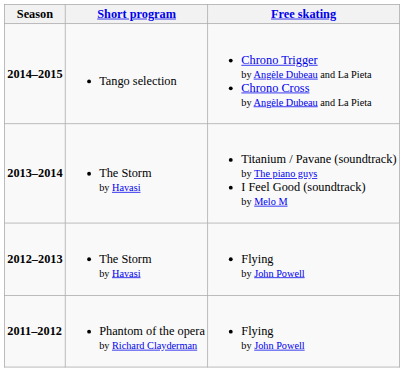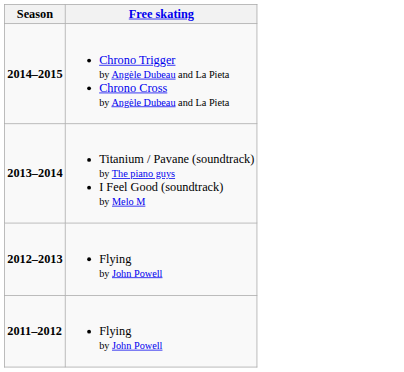- column: (137, 14)
